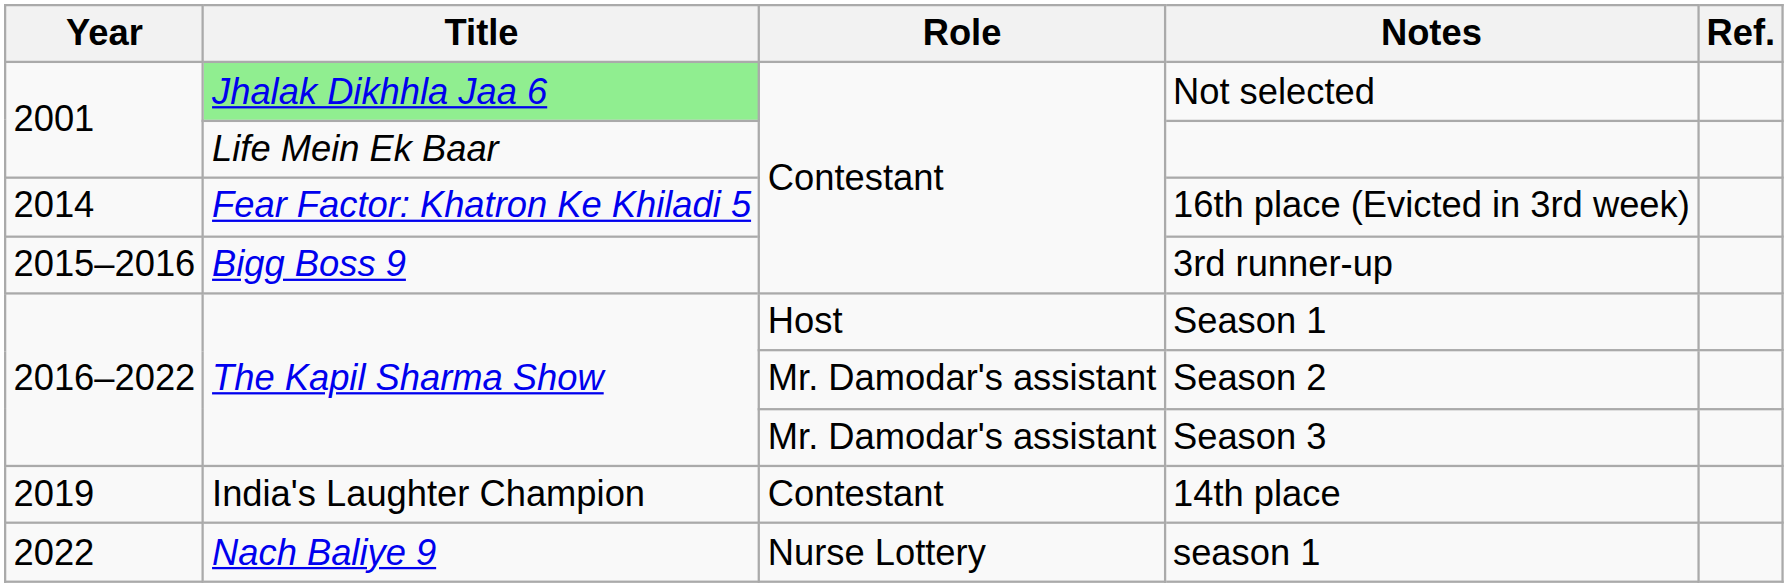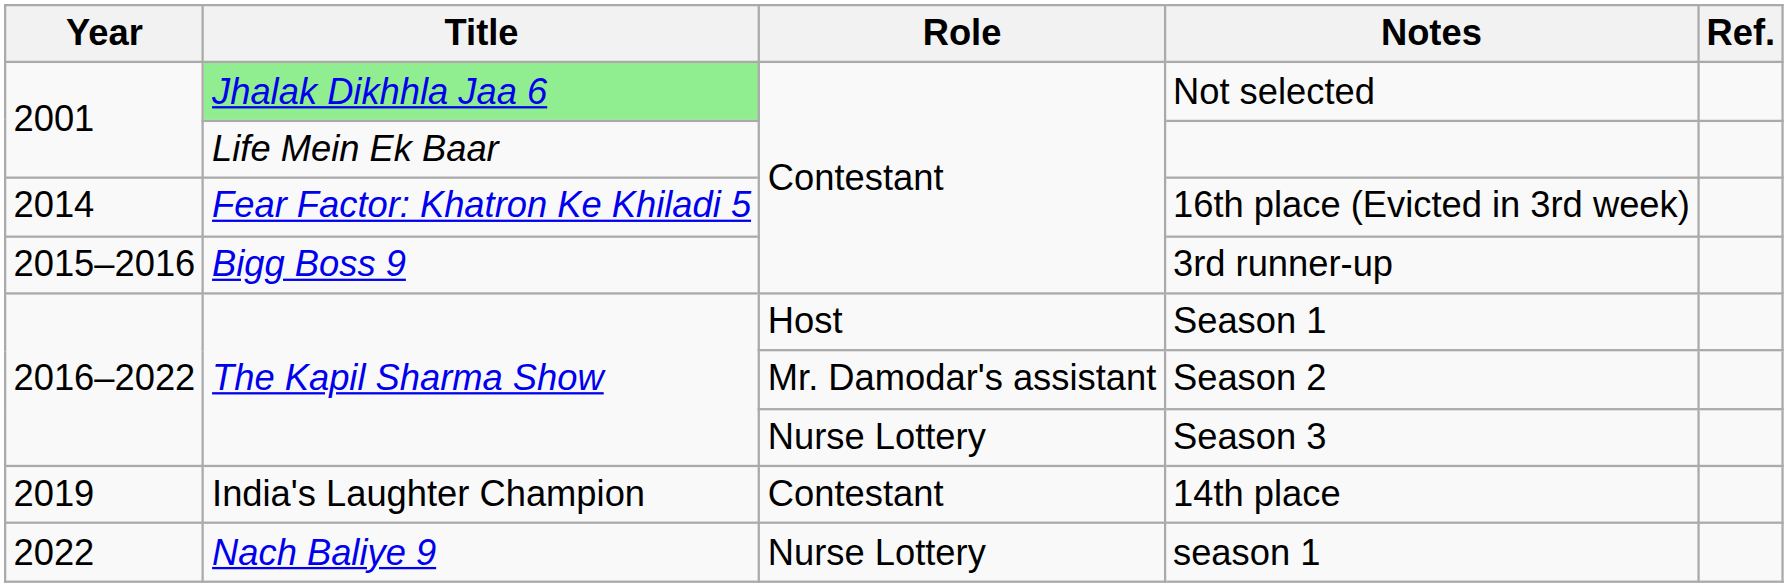(962, 436) Mr. Damodar's assistant -> (877, 436) Nurse Lottery
